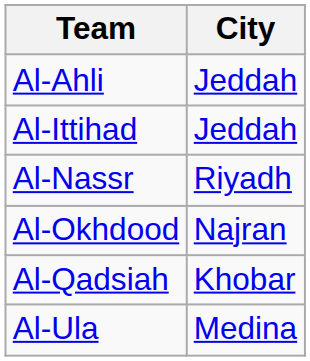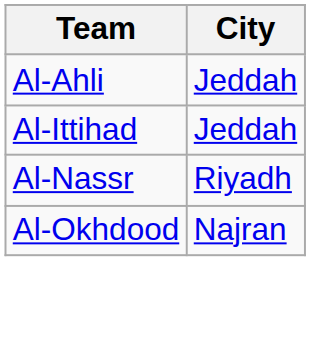- row: (91, 279)
- row: (56, 329)
